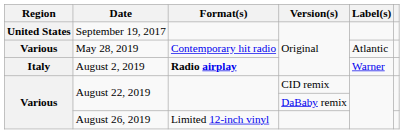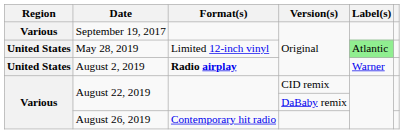(39, 31) United States -> (39, 31) Various
(39, 48) Various -> (39, 48) United States
(223, 48) Contemporary hit radio -> (220, 48) Limited 12-inch vinyl
(370, 48) no background -> (370, 48) lightgreen background
(39, 66) Italy -> (39, 66) United States
(220, 119) Limited 12-inch vinyl -> (223, 119) Contemporary hit radio
